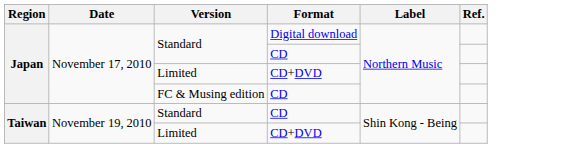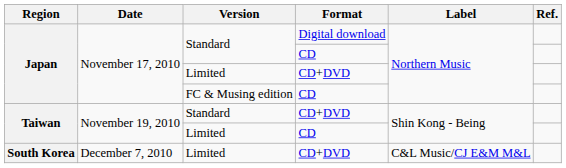(279, 113) CD -> (324, 113) CD+DVD
(296, 133) CD+DVD -> (307, 133) CD
+ row: (41, 152)
